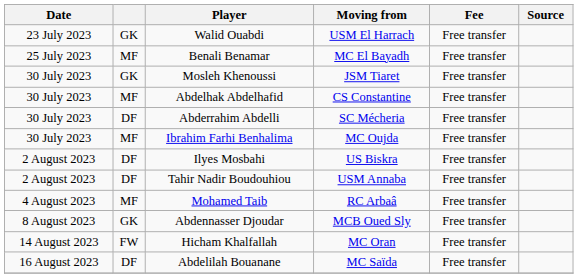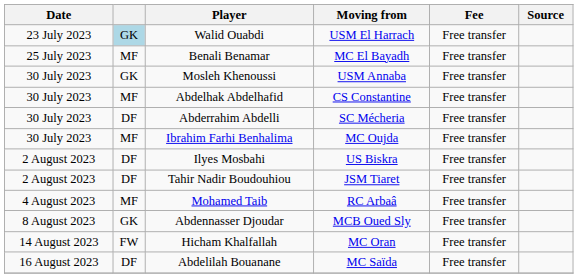(129, 35) no background -> (129, 35) lightblue background
(372, 76) JSM Tiaret -> (372, 76) USM Annaba
(372, 179) USM Annaba -> (372, 179) JSM Tiaret
